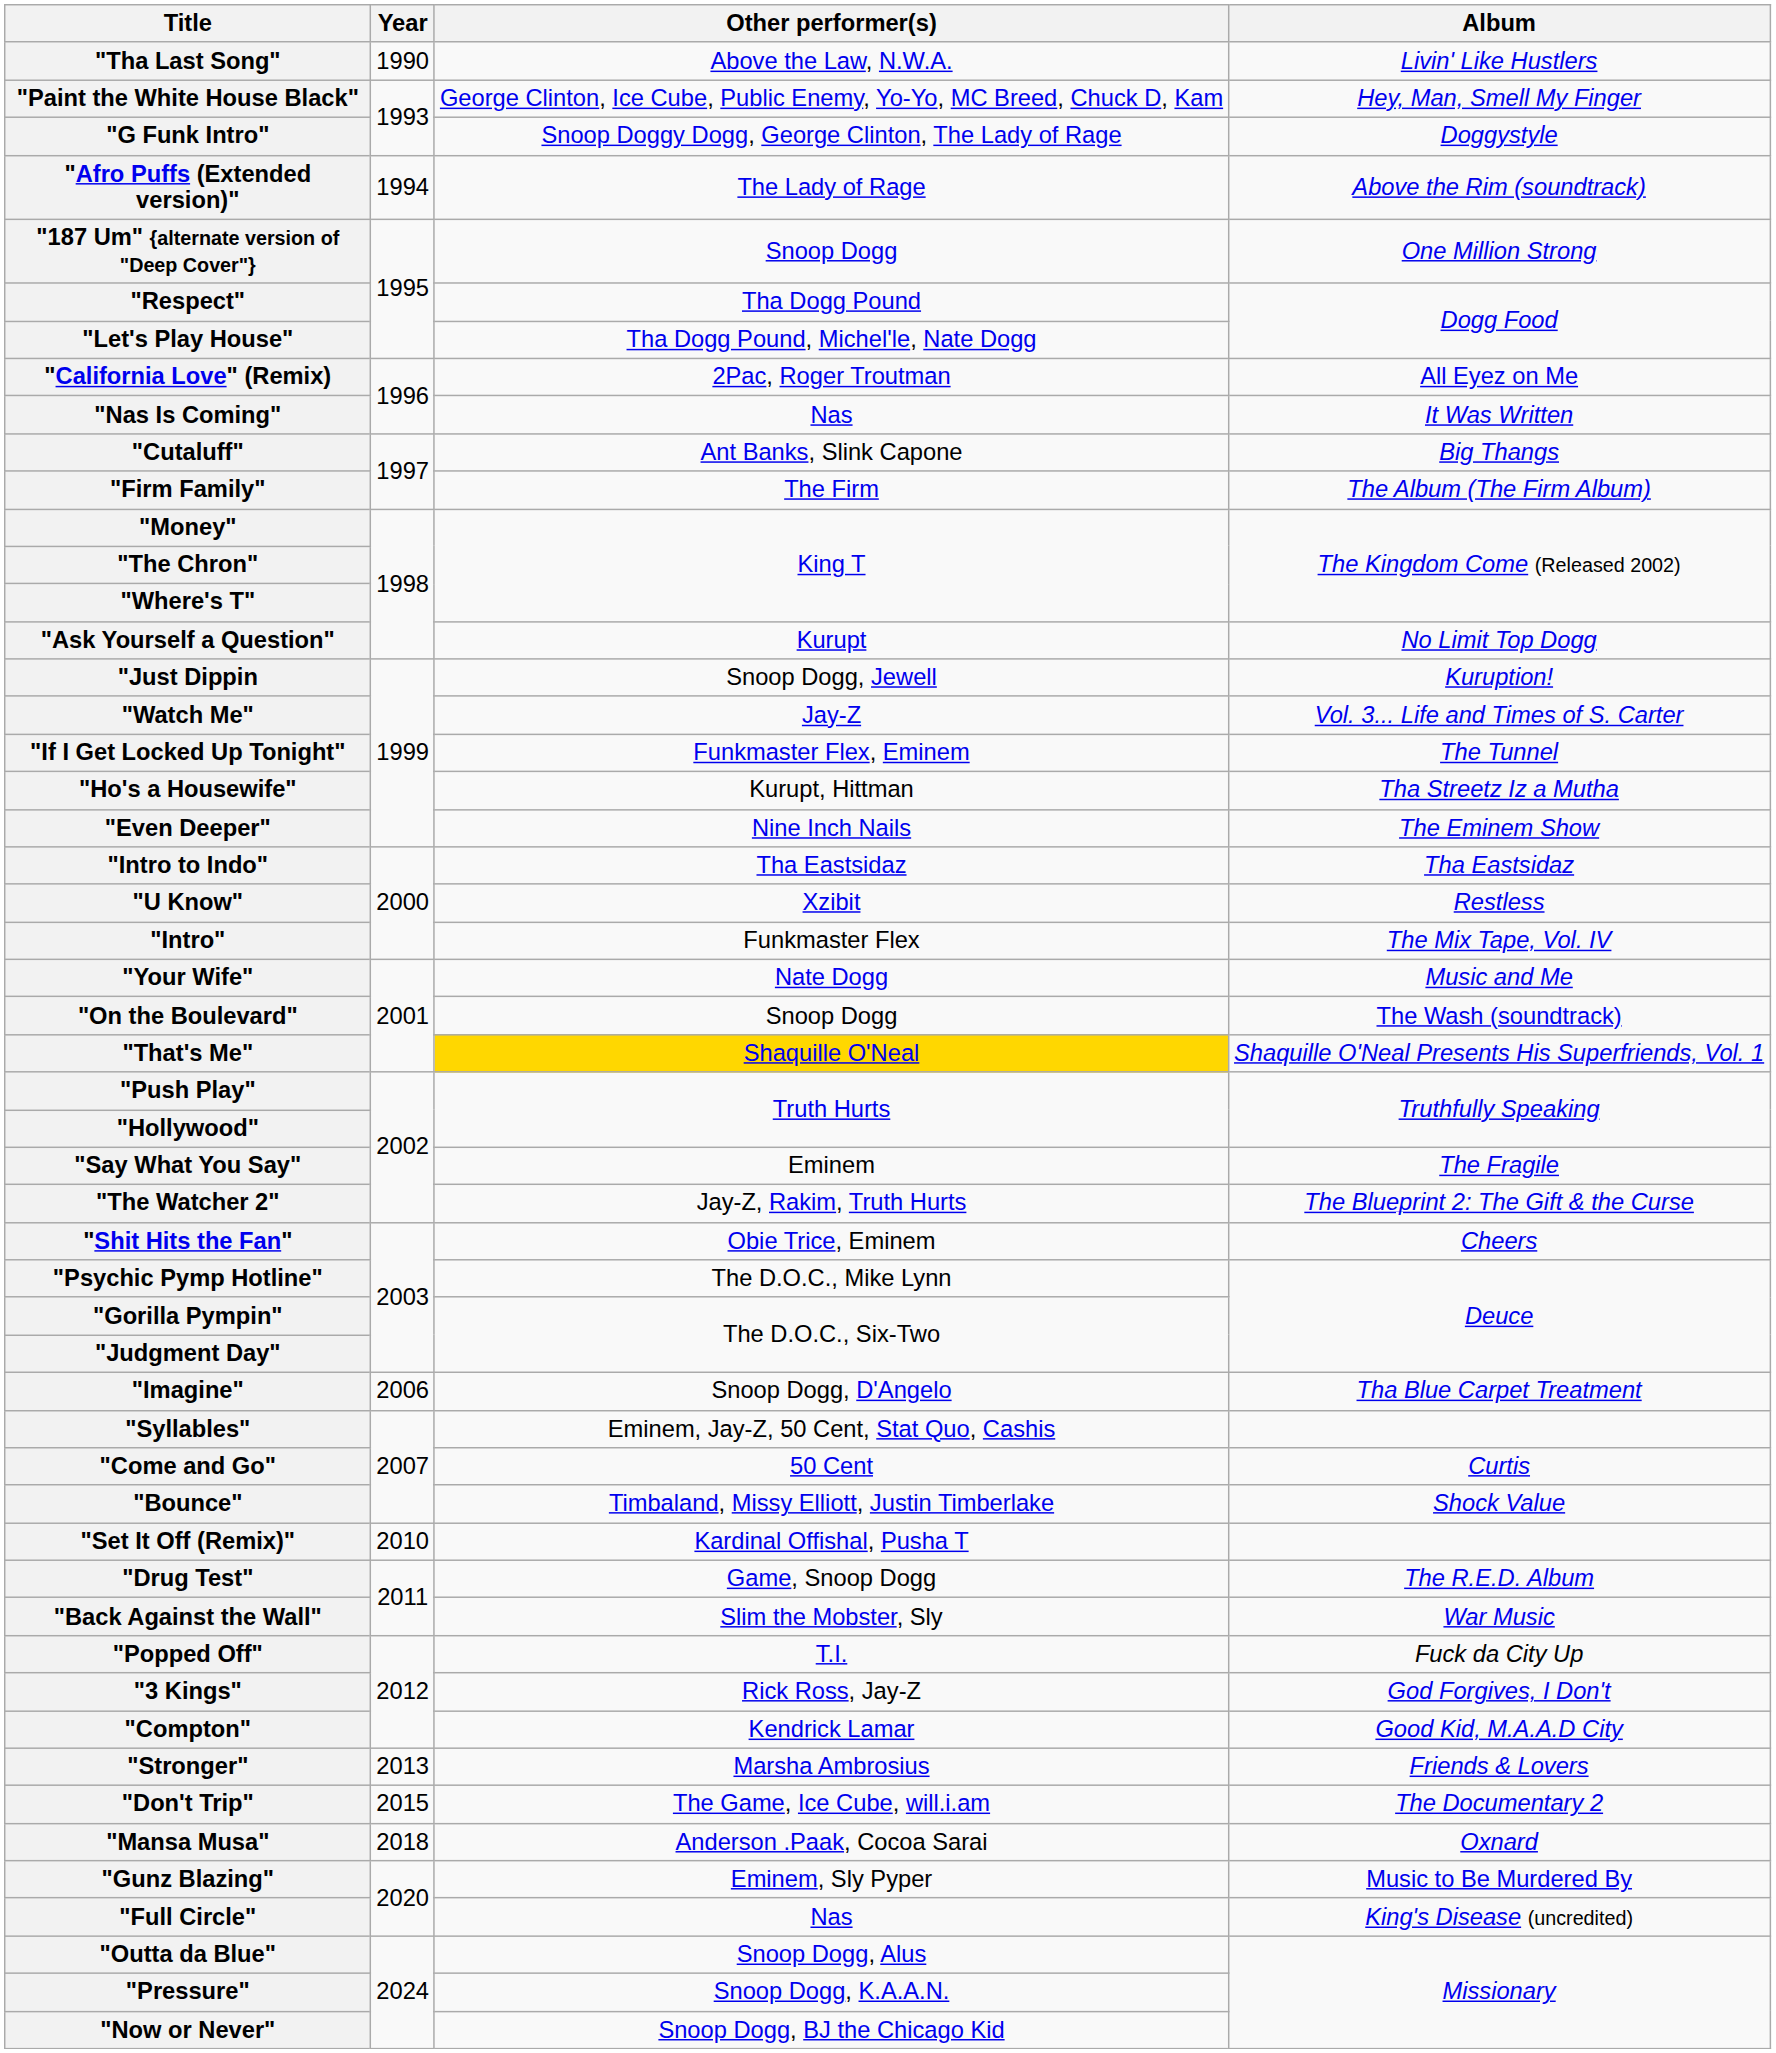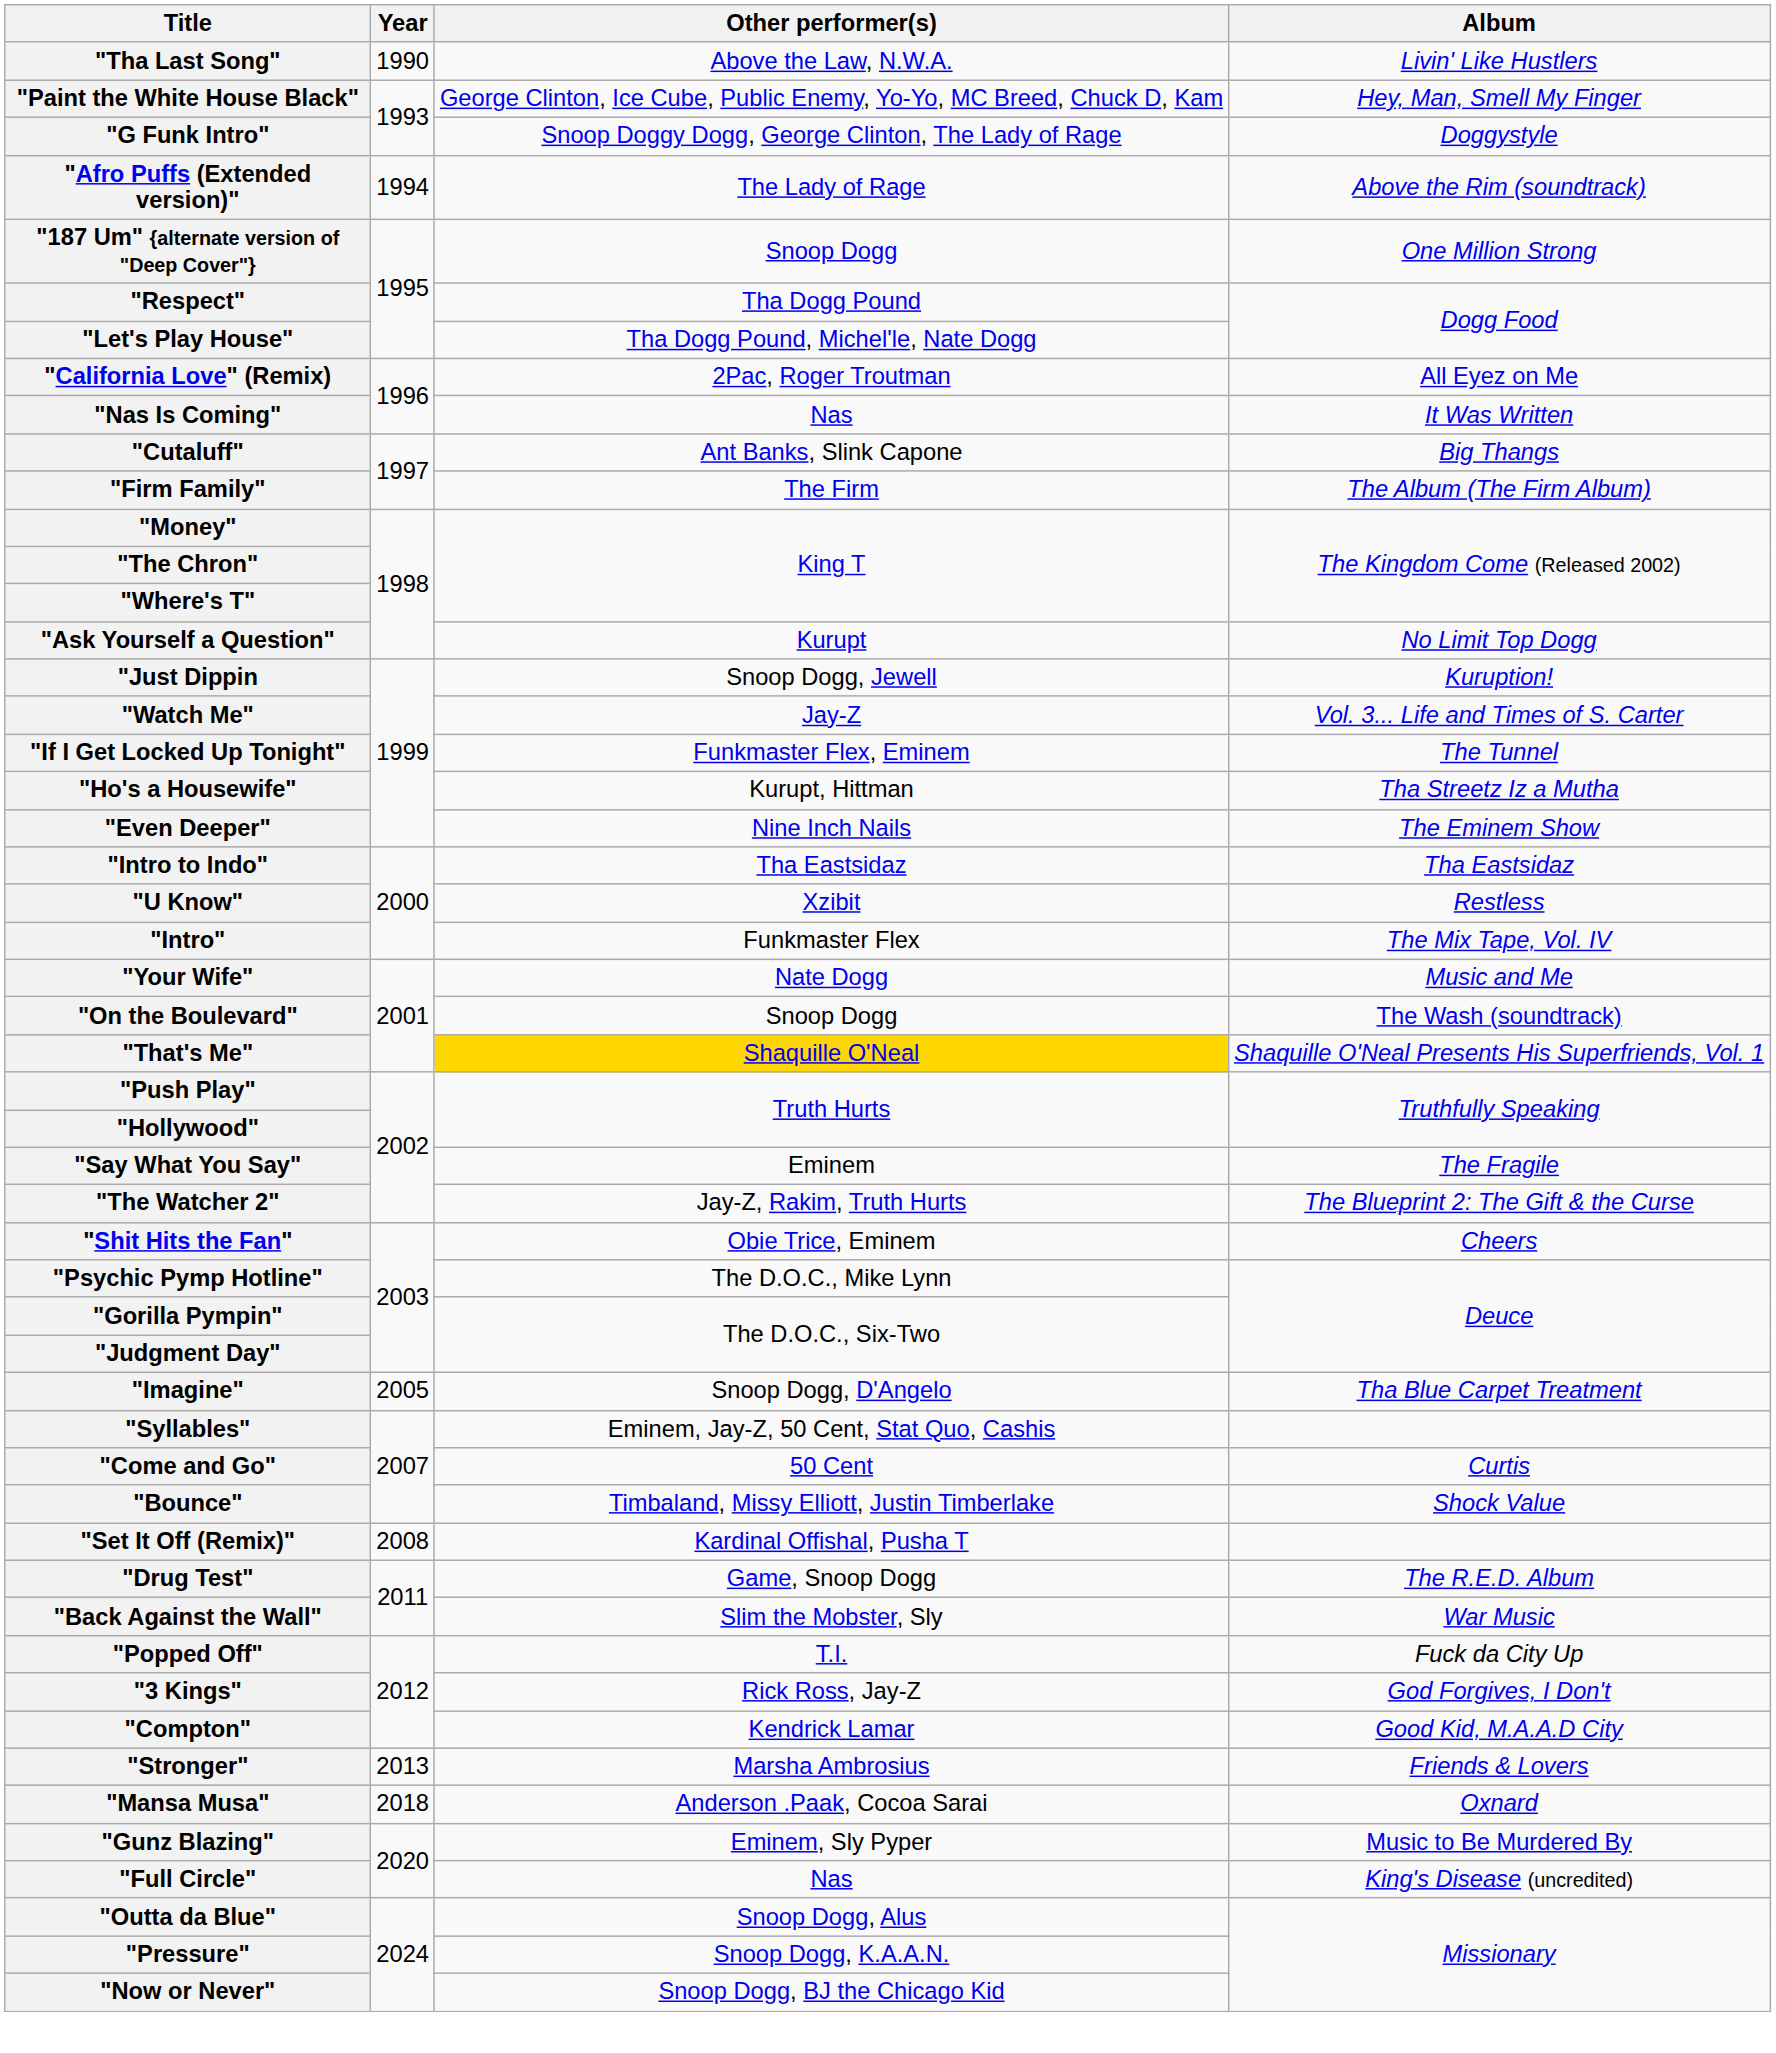(403, 1390) 2006 -> (403, 1390) 2005
(403, 1541) 2010 -> (403, 1541) 2008
- row: (188, 1804)
